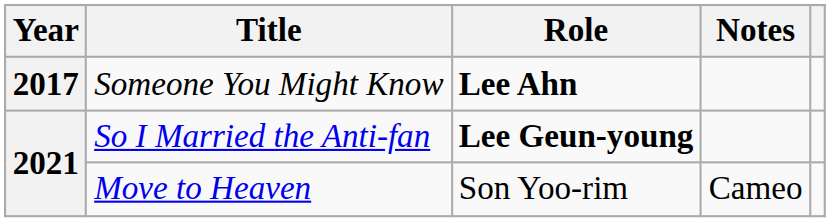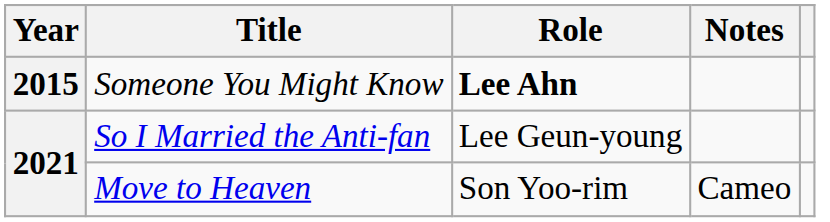(46, 83) 2017 -> (46, 83) 2015
(576, 135) bold -> (571, 135) normal
